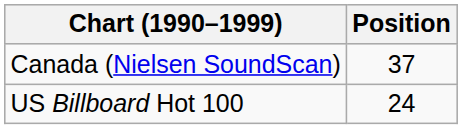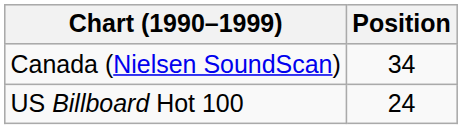(402, 63) 37 -> (402, 63) 34
